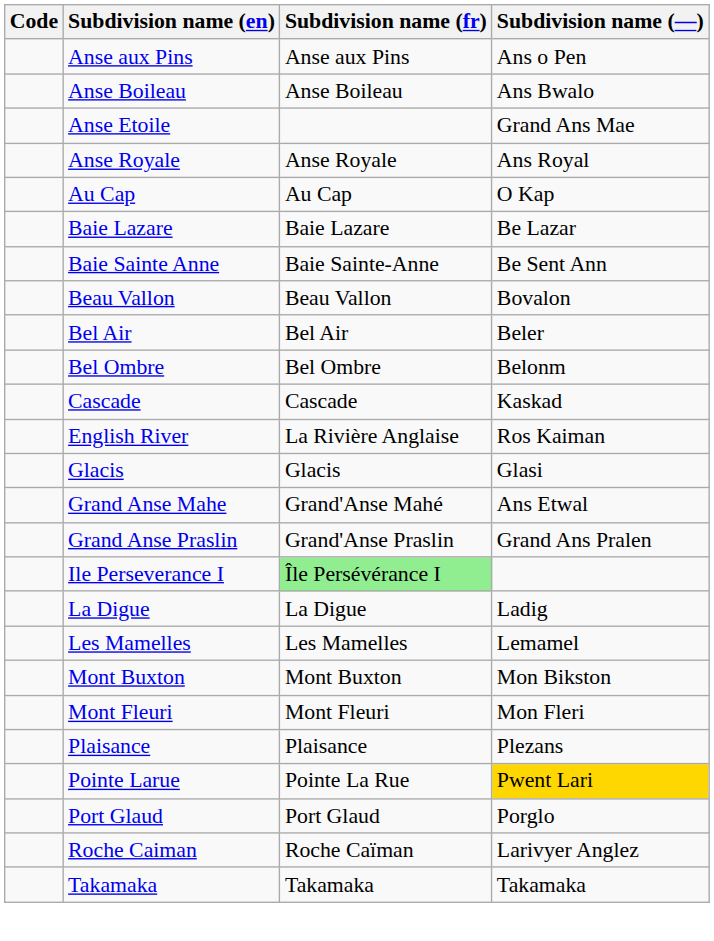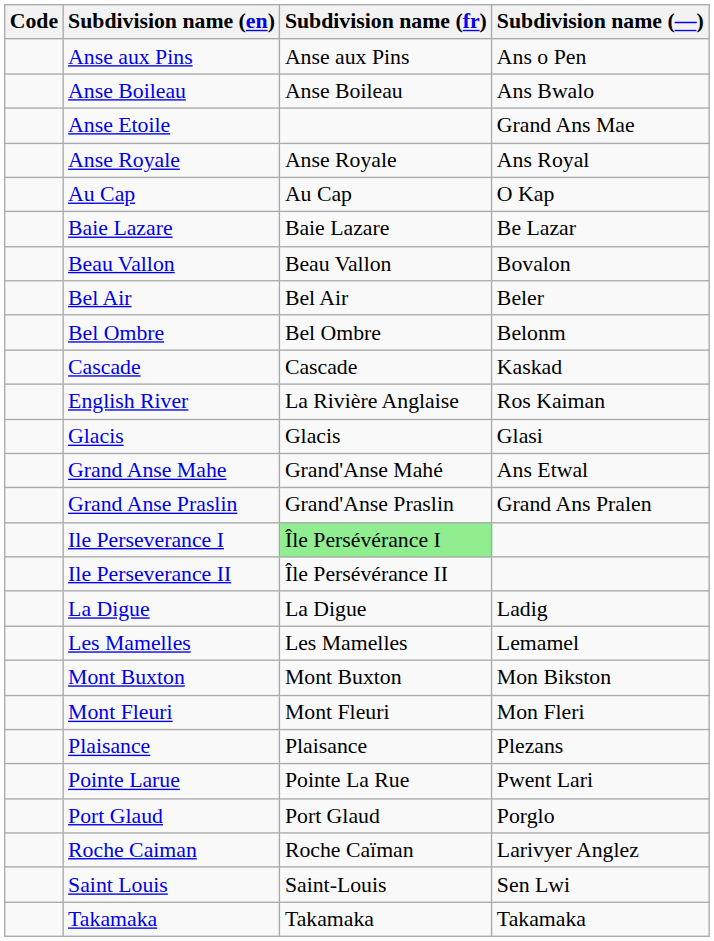- row: (144, 263)
+ row: (150, 573)
(545, 780) gold background -> (545, 780) no background
+ row: (118, 884)
